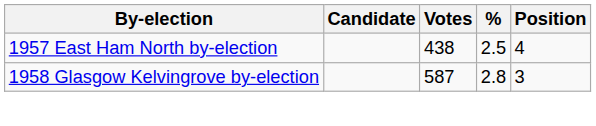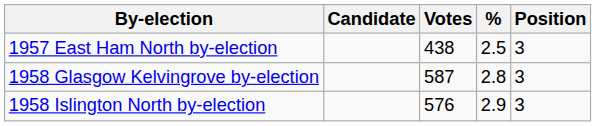(520, 47) 4 -> (520, 47) 3
+ row: (137, 105)
